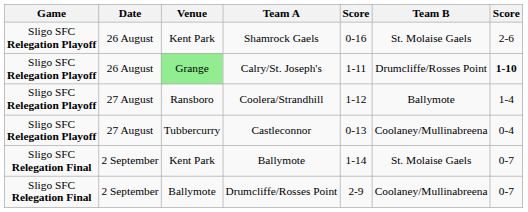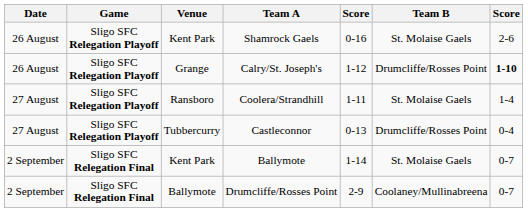columns swapped: (52, 13) <-> (130, 13)
(192, 68) lightgreen background -> (192, 68) no background
(356, 68) 1-11 -> (356, 68) 1-12
(356, 99) 1-12 -> (356, 99) 1-11
(431, 99) Ballymote -> (431, 99) St. Molaise Gaels
(431, 130) Coolaney/Mullinabreena -> (431, 130) Drumcliffe/Rosses Point
